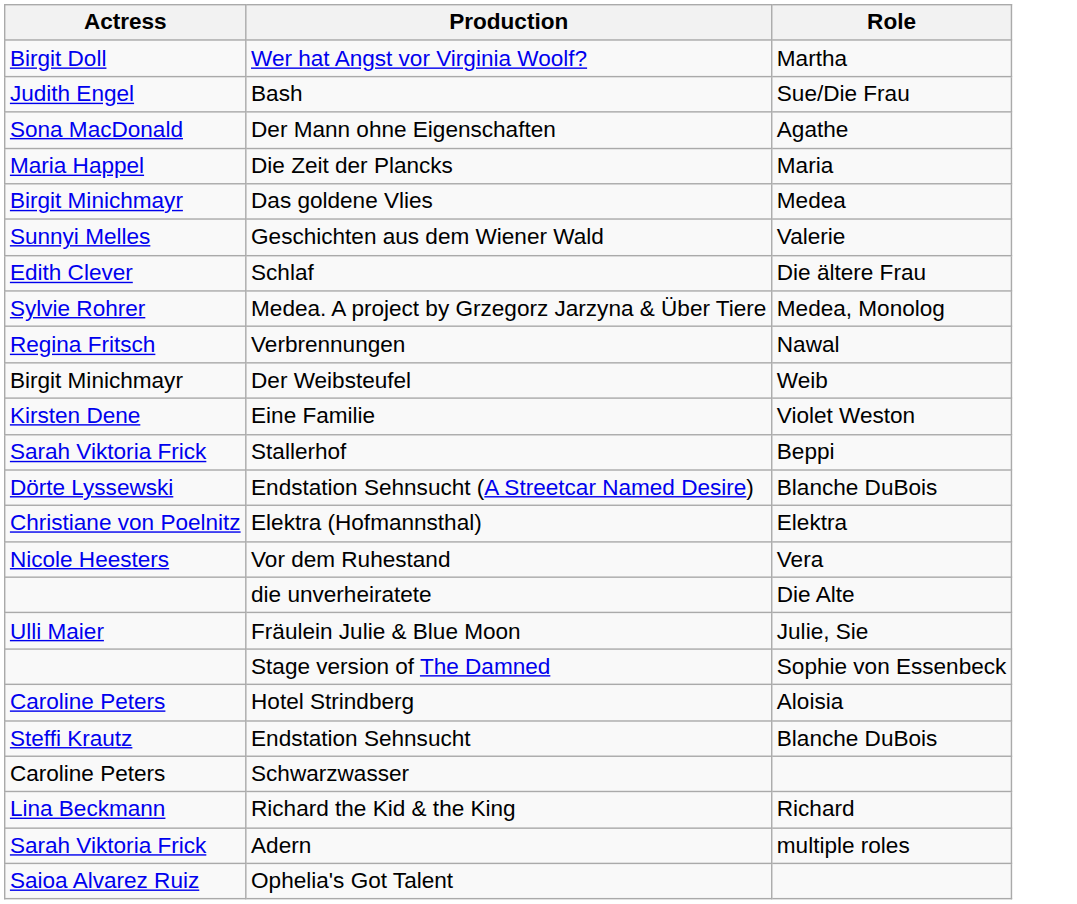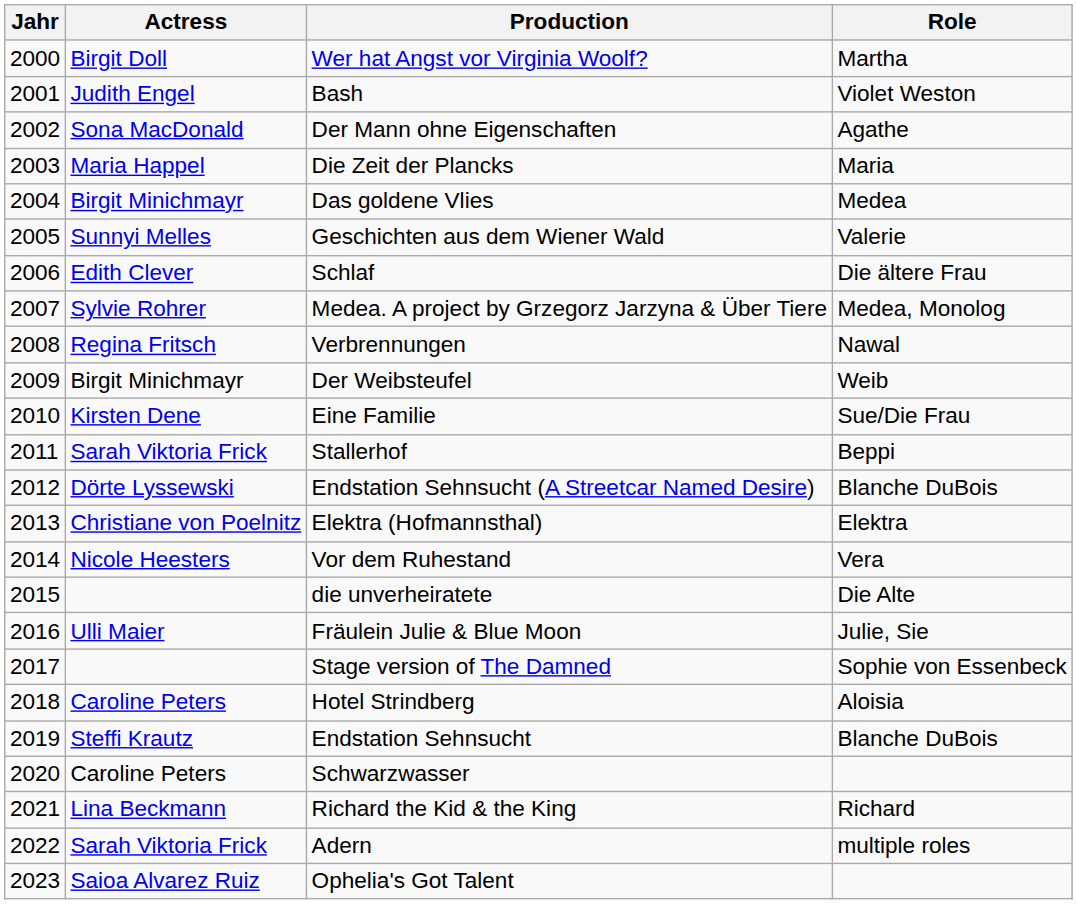+ column: (35, 22)
(843, 93) Sue/Die Frau -> (907, 93) Violet Weston
(846, 415) Violet Weston -> (904, 415) Sue/Die Frau
